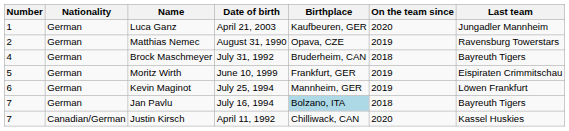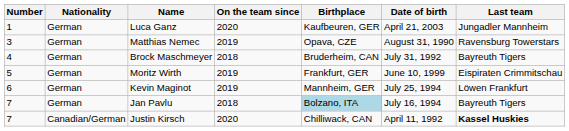columns swapped: (252, 12) <-> (413, 12)
(9, 42) 2 -> (9, 42) 3
(491, 118) normal -> (494, 118) bold
